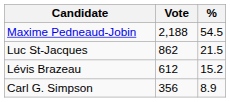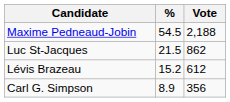columns swapped: (177, 13) <-> (212, 13)
